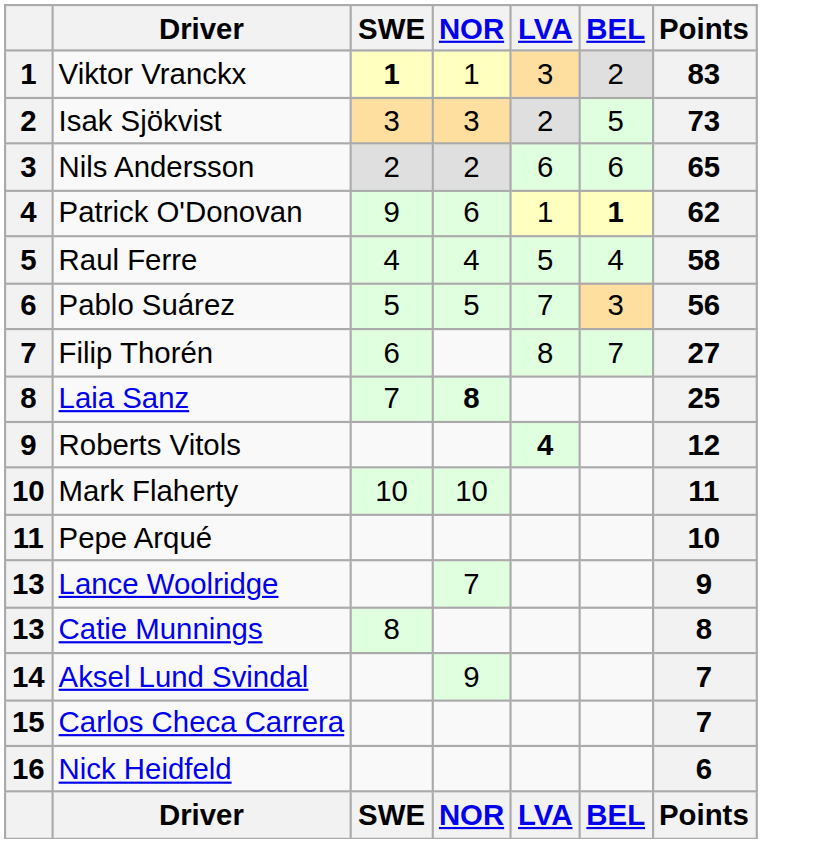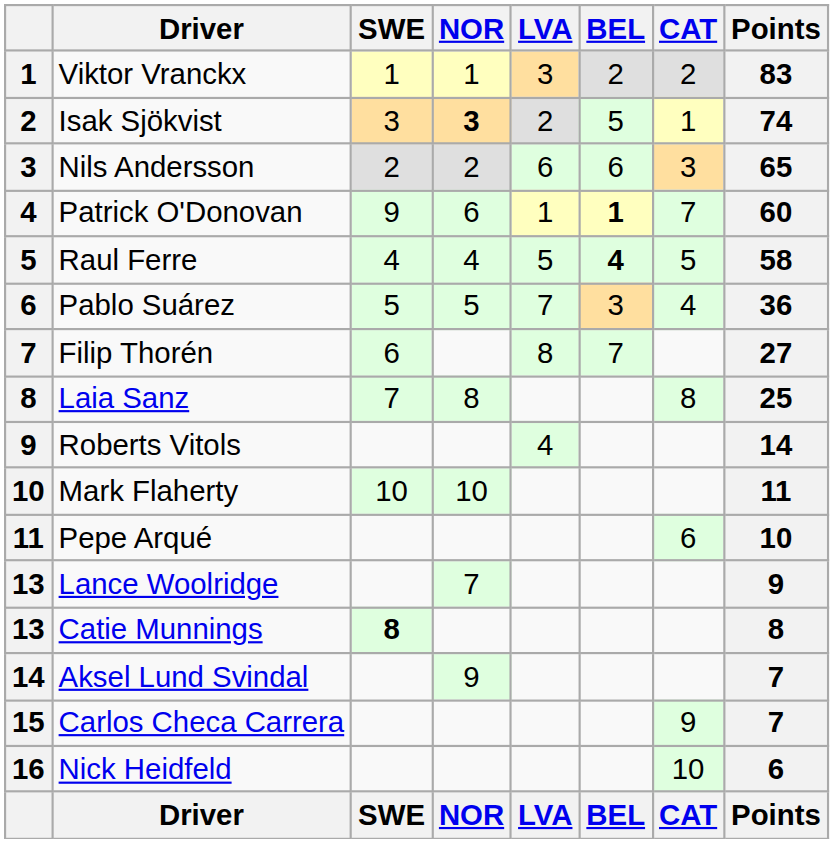+ column: (688, 28)
(392, 74) bold -> (392, 74) normal
(472, 120) normal -> (472, 120) bold
(704, 120) 73 -> (776, 120) 74
(704, 213) 62 -> (776, 213) 60
(616, 259) normal -> (616, 259) bold
(704, 306) 56 -> (776, 306) 36
(472, 398) bold -> (472, 398) normal
(545, 445) bold -> (545, 445) normal
(704, 445) 12 -> (776, 445) 14
(392, 630) normal -> (392, 630) bold
